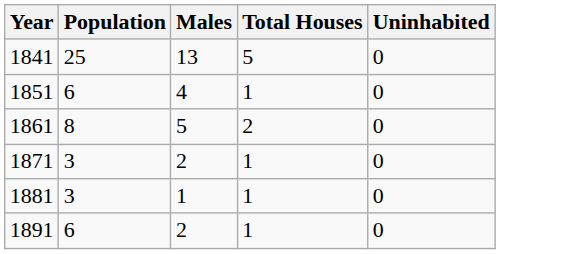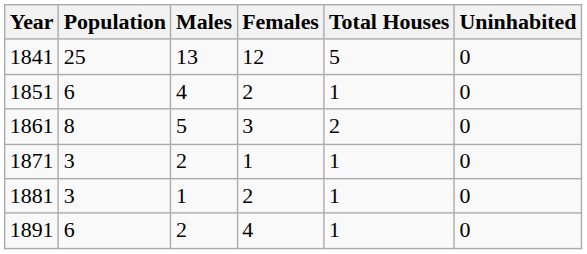+ column: (281, 21)
